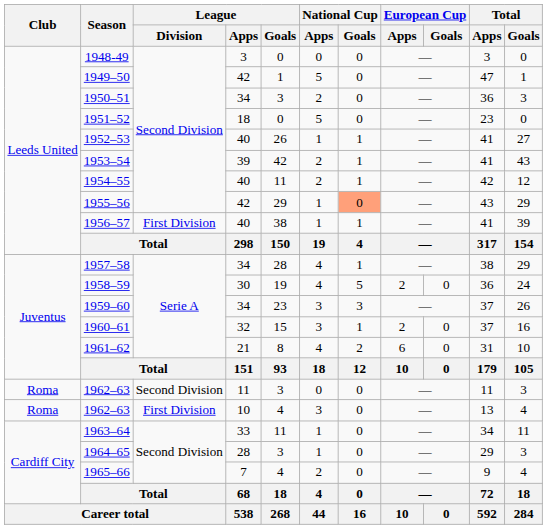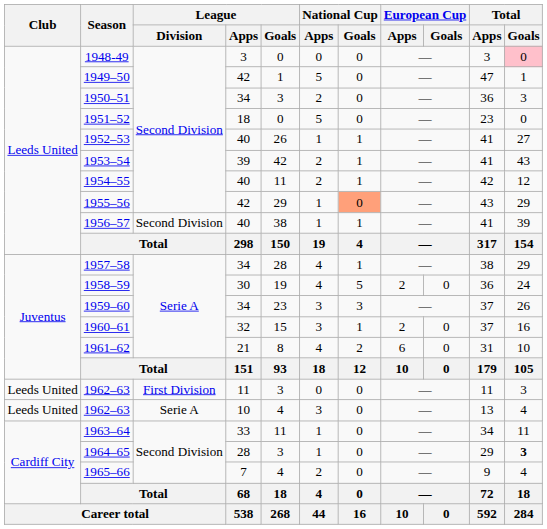(524, 56) no background -> (524, 56) pink background
(179, 222) First Division -> (179, 222) Second Division
(43, 389) Roma -> (43, 389) Leeds United
(179, 389) Second Division -> (179, 389) First Division
(43, 410) Roma -> (43, 410) Leeds United
(179, 410) First Division -> (179, 410) Serie A
(524, 451) normal -> (524, 451) bold
